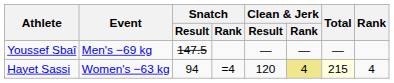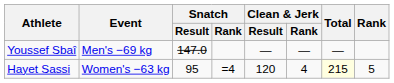(192, 50) 147.5 -> (192, 50) 147.0
(192, 69) 94 -> (192, 69) 95
(304, 69) khaki background -> (304, 69) no background
(372, 69) 4 -> (372, 69) 5
